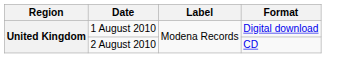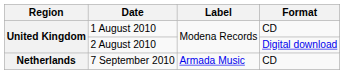(281, 28) Digital download -> (270, 28) CD
(251, 45) CD -> (300, 45) Digital download
+ row: (133, 61)
